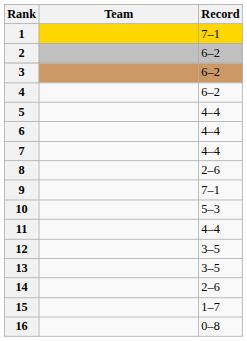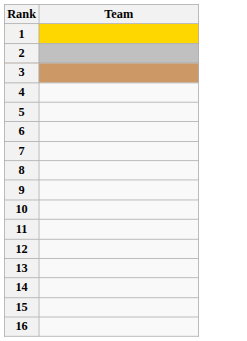- column: (221, 14)
